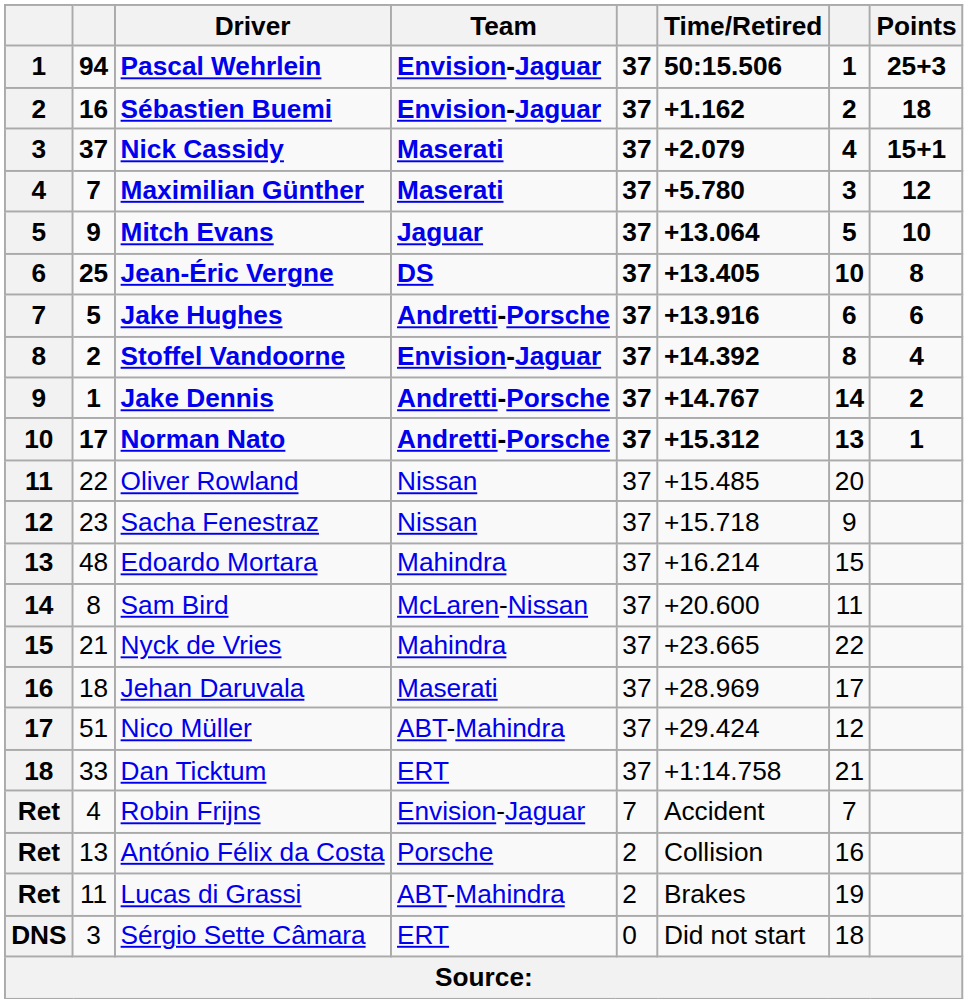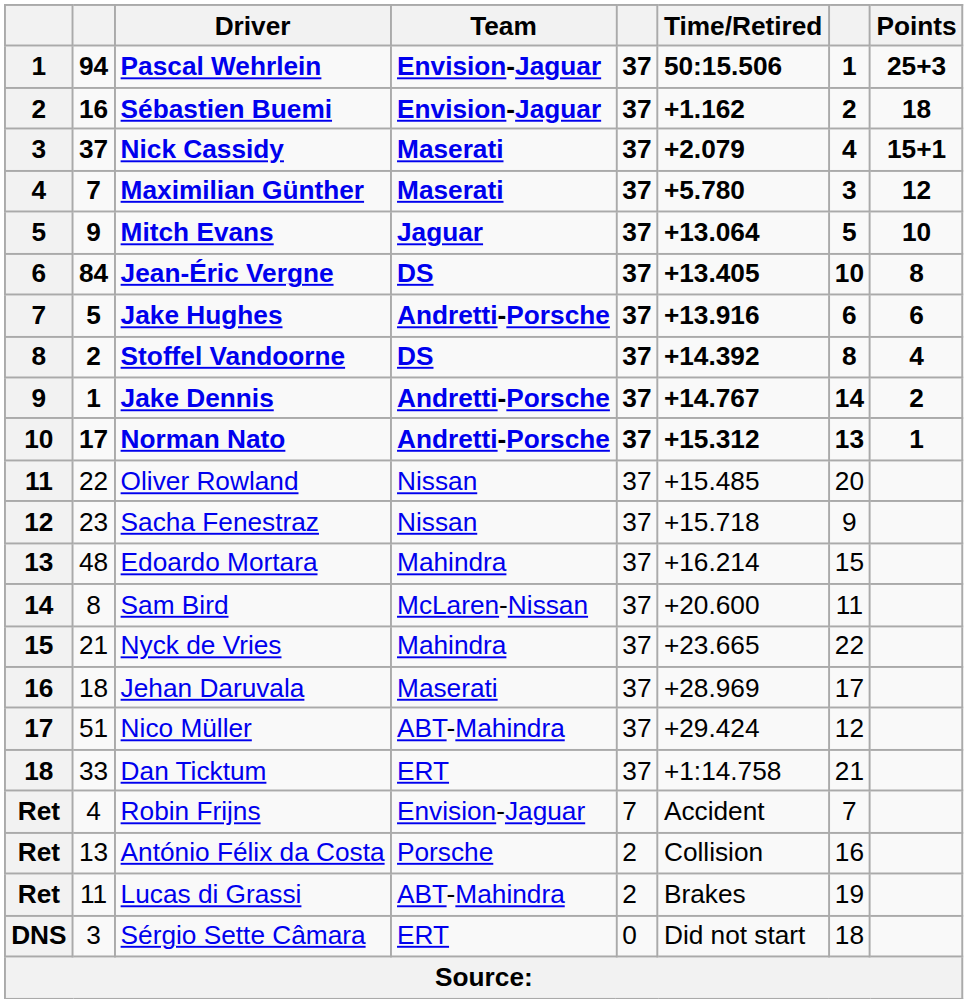(94, 273) 25 -> (94, 273) 84
(499, 356) Envision-Jaguar -> (415, 356) DS
